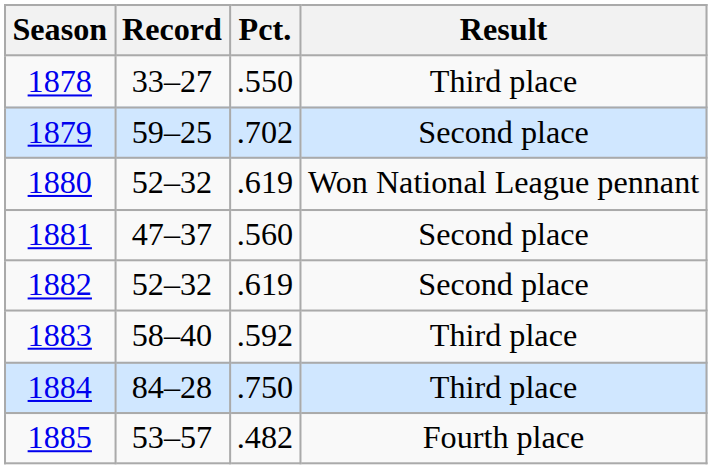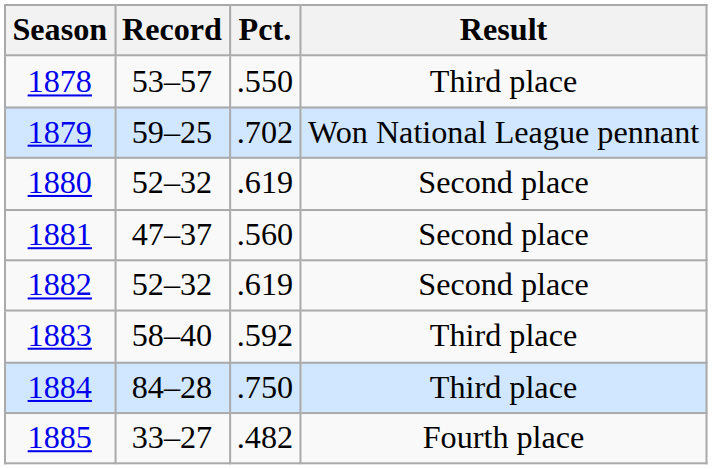(172, 81) 33–27 -> (172, 81) 53–57
(504, 132) Second place -> (504, 132) Won National League pennant
(504, 183) Won National League pennant -> (504, 183) Second place
(172, 438) 53–57 -> (172, 438) 33–27
